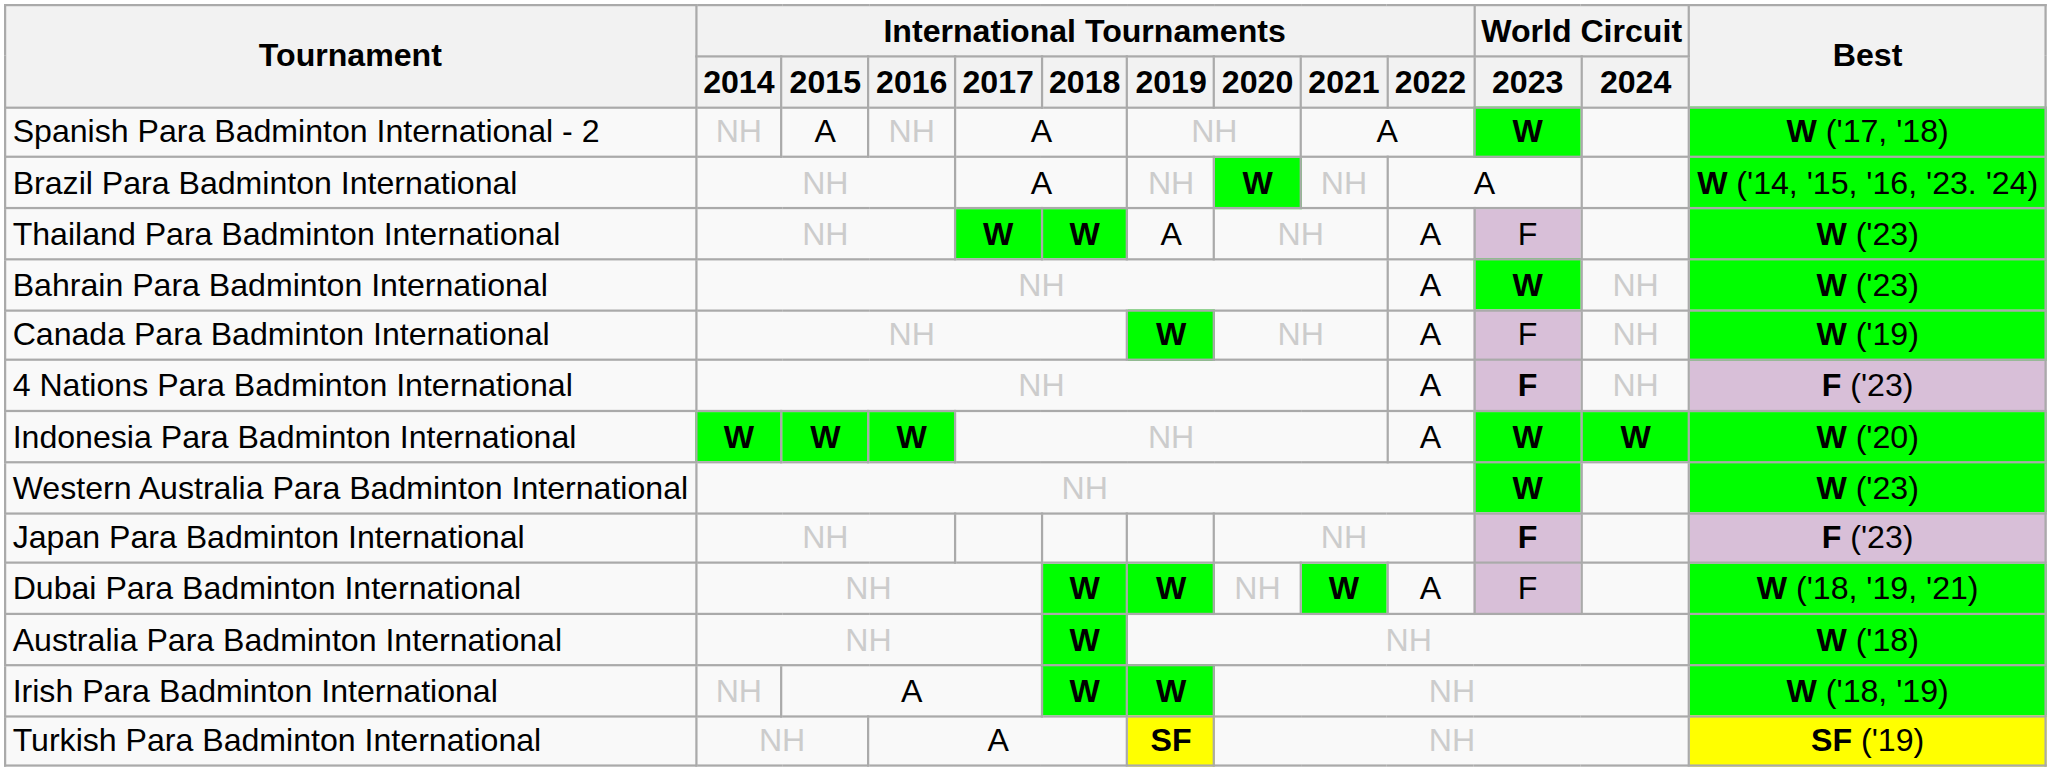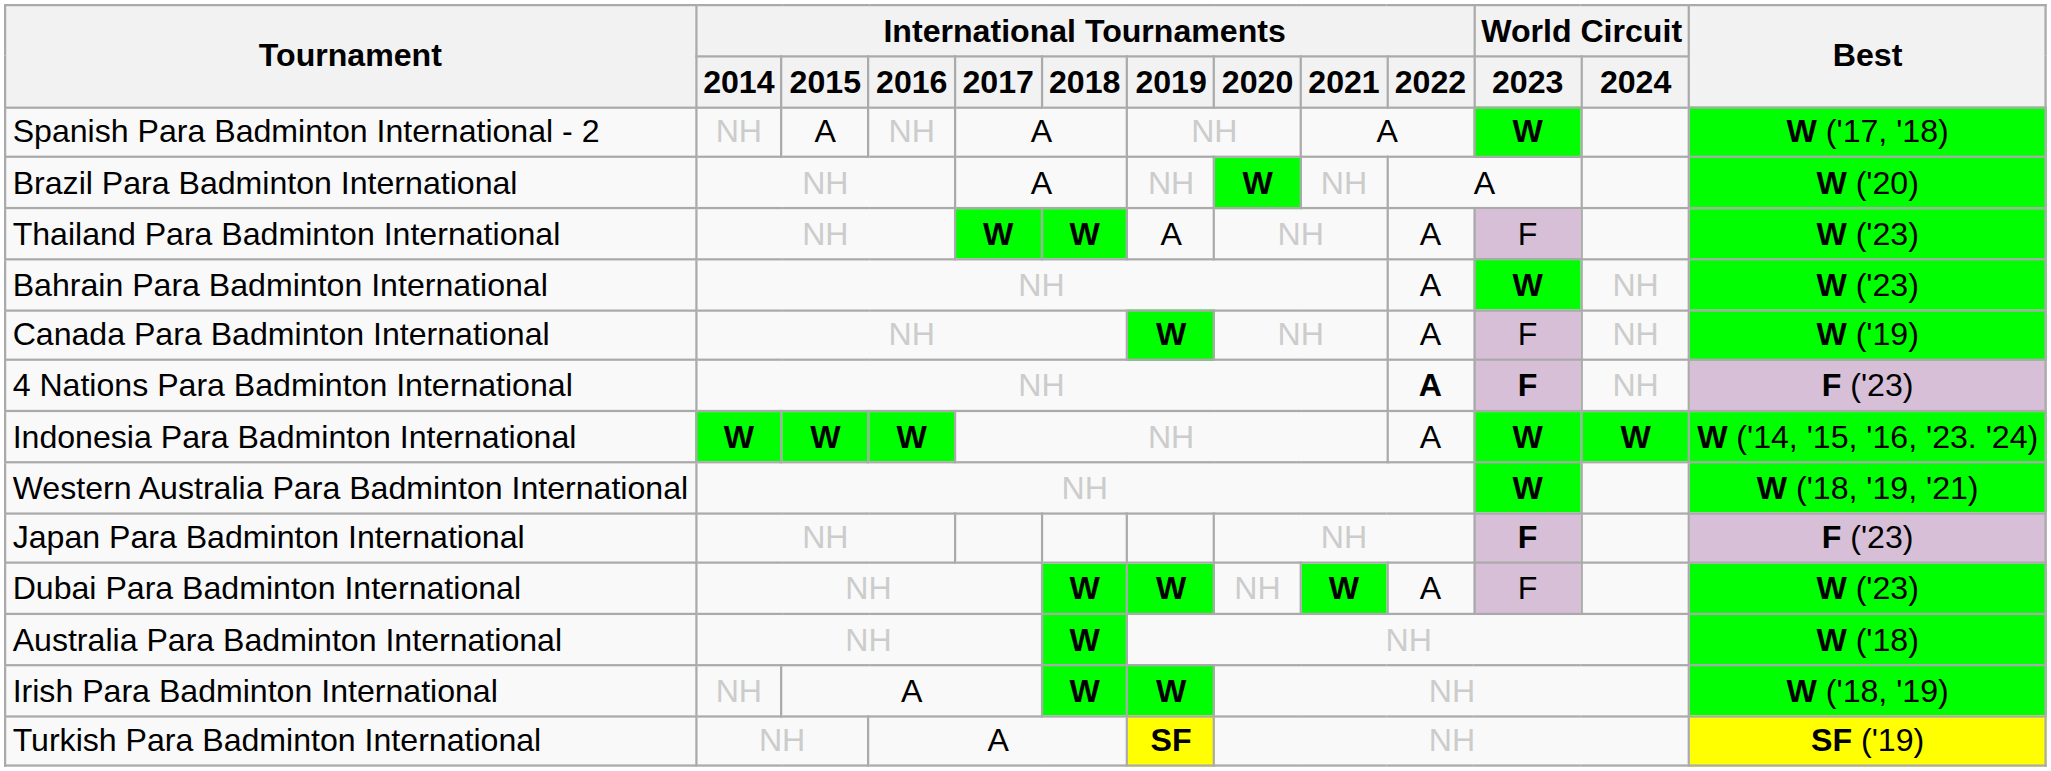(1868, 183) W ('14, '15, '16, '23. '24) -> (1868, 183) W ('20)
(1430, 386) normal -> (1430, 386) bold
(1868, 437) W ('20) -> (1868, 437) W ('14, '15, '16, '23. '24)
(1868, 487) W ('23) -> (1868, 487) W ('18, '19, '21)
(1868, 589) W ('18, '19, '21) -> (1868, 589) W ('23)
